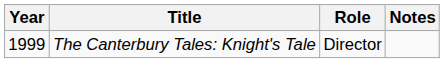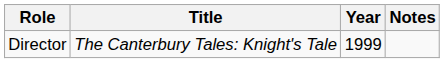columns swapped: (27, 17) <-> (353, 17)
